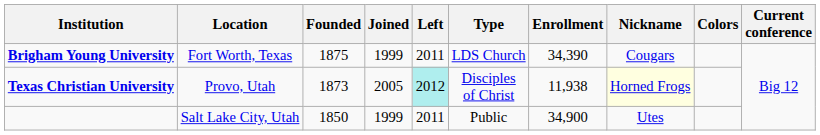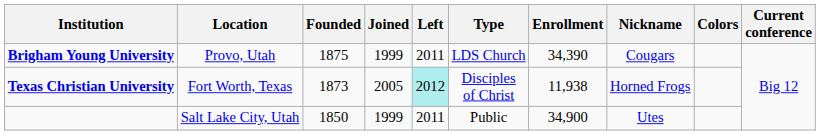(240, 55) Fort Worth, Texas -> (240, 55) Provo, Utah
(240, 86) Provo, Utah -> (240, 86) Fort Worth, Texas
(650, 86) lightyellow background -> (650, 86) no background
